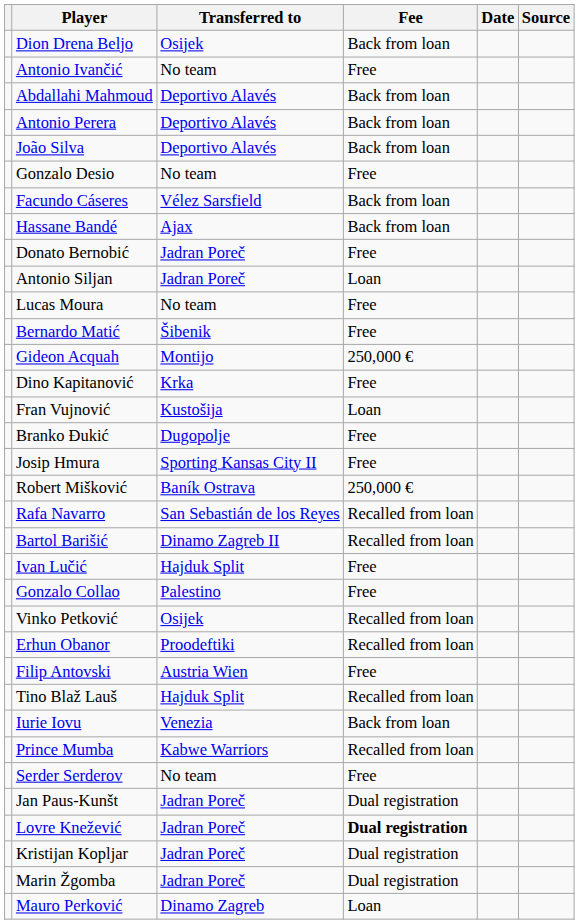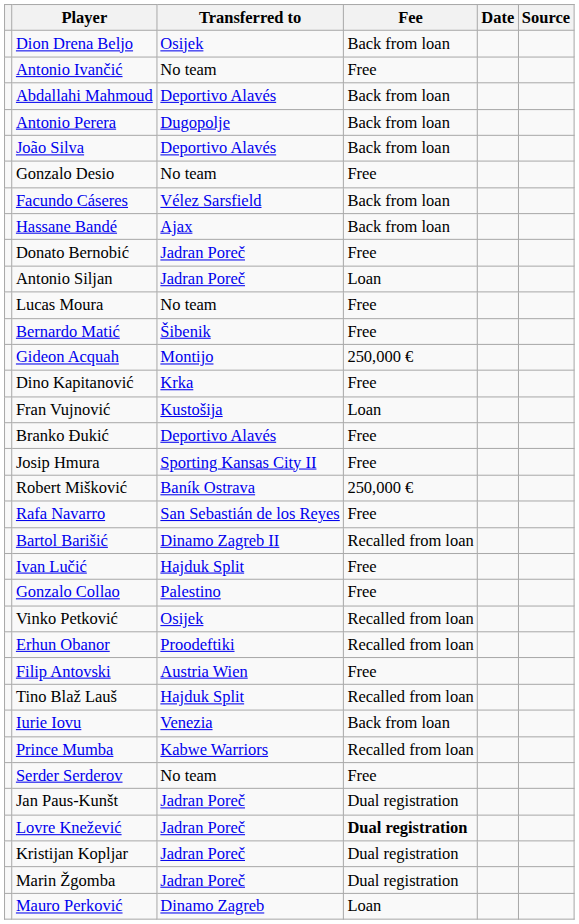(218, 122) Deportivo Alavés -> (195, 122) Dugopolje
(195, 435) Dugopolje -> (218, 435) Deportivo Alavés
(411, 514) Recalled from loan -> (362, 514) Free
